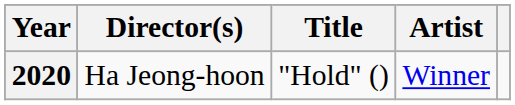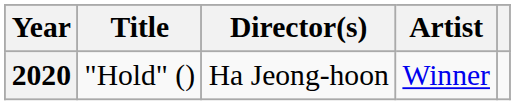columns swapped: (333, 27) <-> (175, 27)
